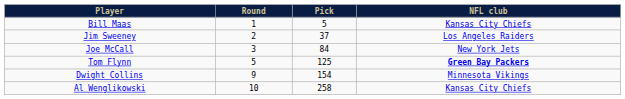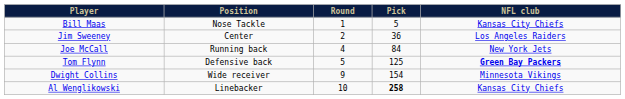+ column: (239, 11)
(324, 37) 37 -> (396, 37) 36
(254, 50) 3 -> (343, 50) 4
(324, 88) normal -> (396, 88) bold
